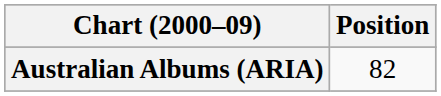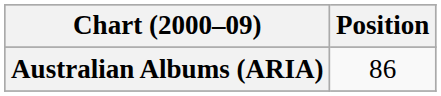(383, 68) 82 -> (383, 68) 86
